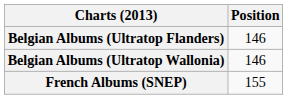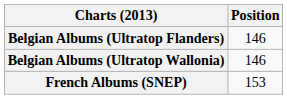(255, 82) 155 -> (255, 82) 153
